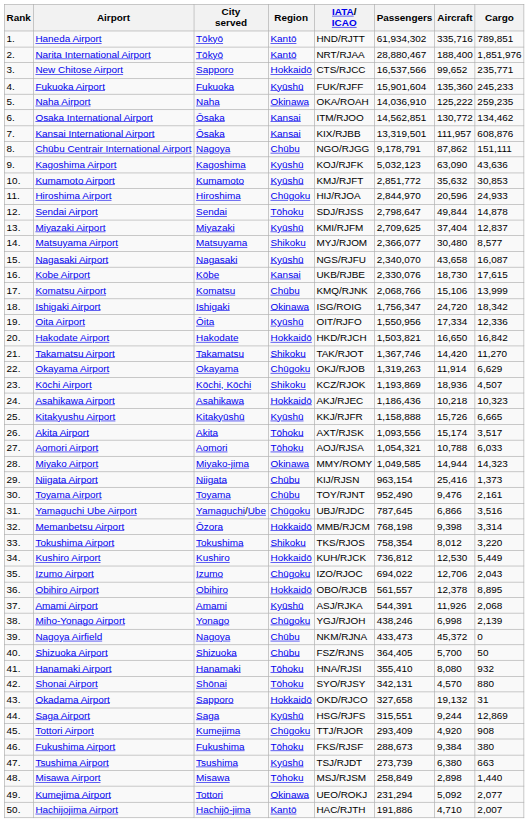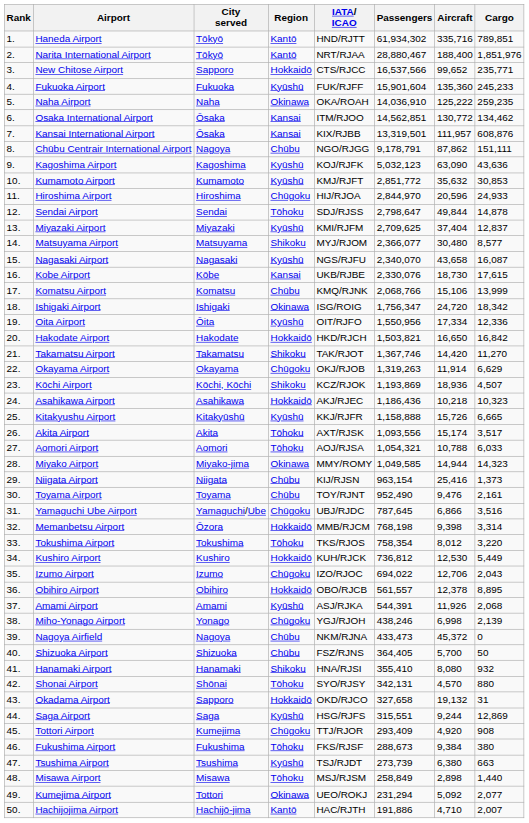(288, 542) Shikoku -> (287, 542) Tōhoku
(287, 668) Tōhoku -> (288, 668) Shikoku
